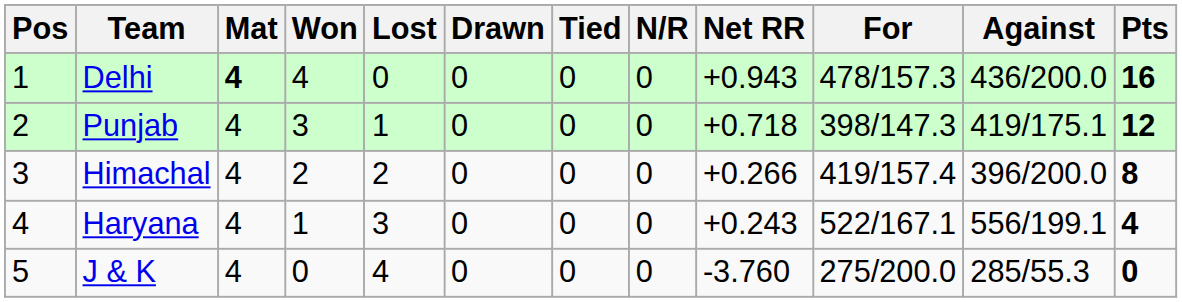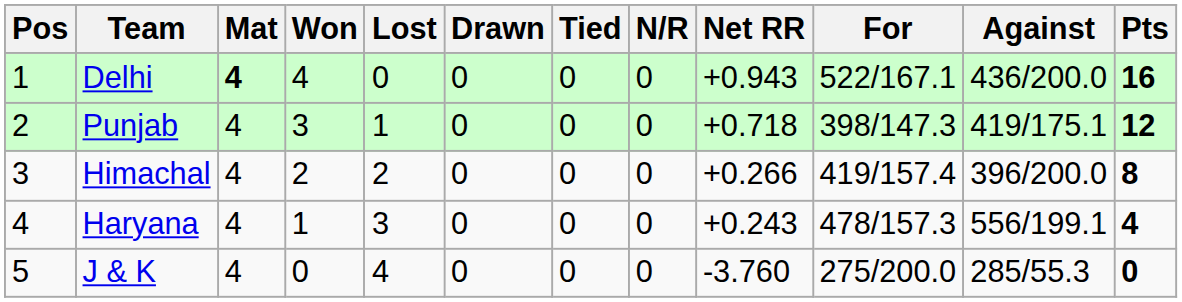(888, 77) 478/157.3 -> (888, 77) 522/167.1
(888, 223) 522/167.1 -> (888, 223) 478/157.3
